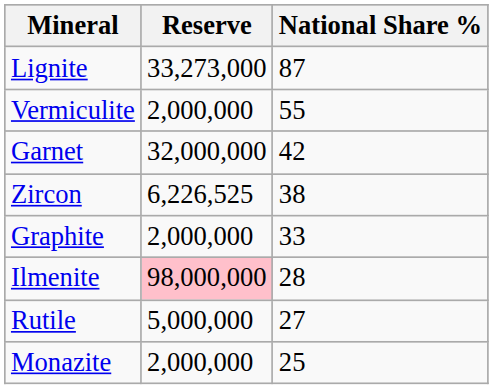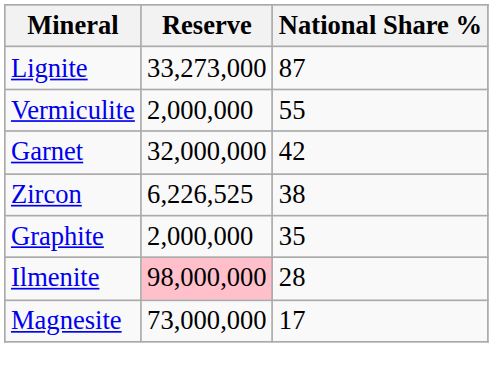(292, 236) 33 -> (292, 236) 35
- row: (43, 320)
- row: (61, 362)
+ row: (66, 320)
